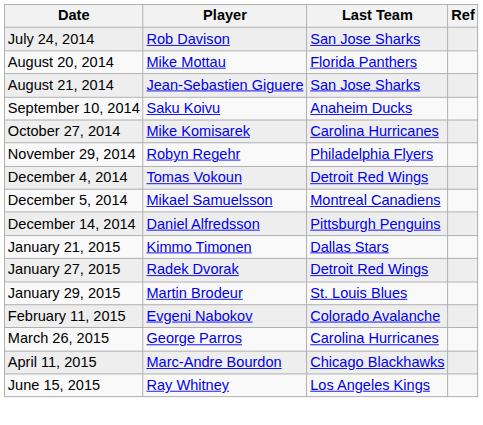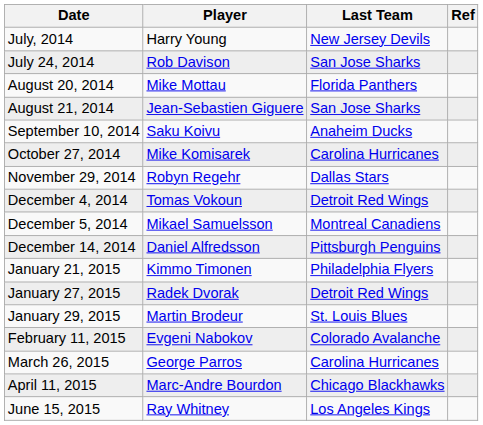+ row: (40, 39)
(372, 154) Philadelphia Flyers -> (349, 177) Dallas Stars
(349, 246) Dallas Stars -> (372, 270) Philadelphia Flyers
